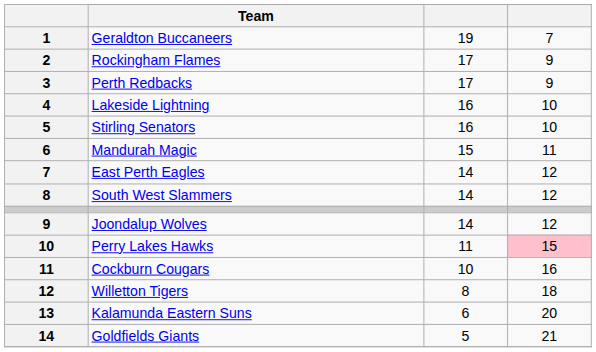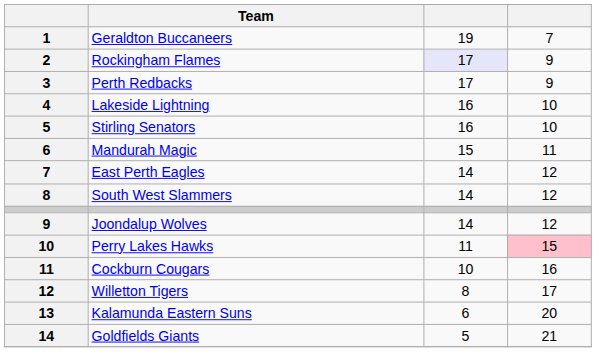(466, 61) no background -> (466, 61) lavender background
(549, 291) 18 -> (549, 291) 17
